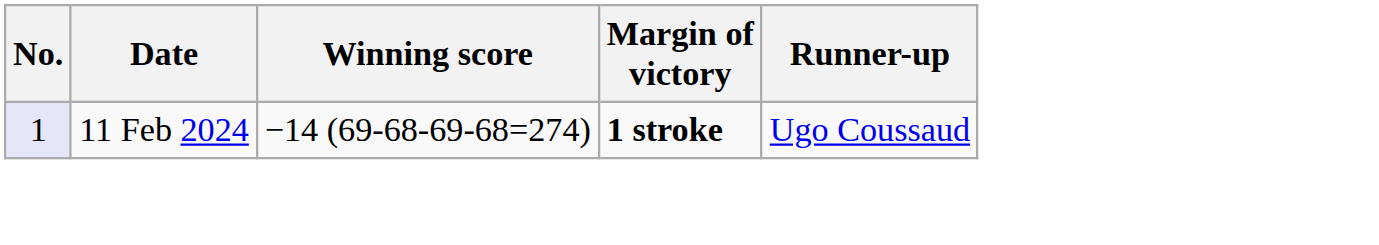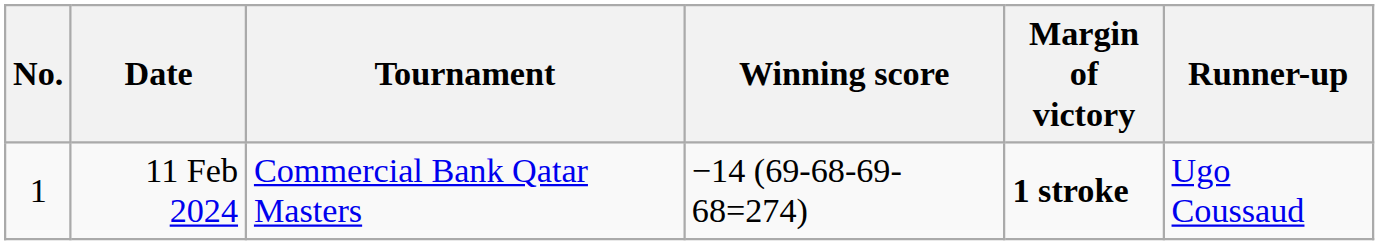+ column: (465, 73)
(38, 129) lavender background -> (38, 190) no background
